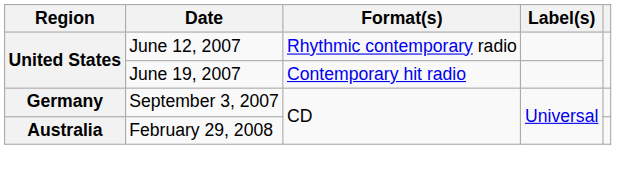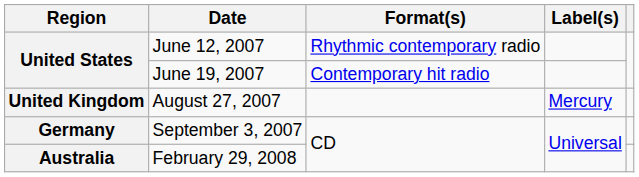+ row: (217, 102)
